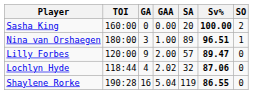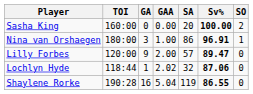(188, 40) 89 -> (188, 40) 86
(216, 40) 96.51 -> (216, 40) 96.91
(146, 68) 4 -> (146, 68) 1
